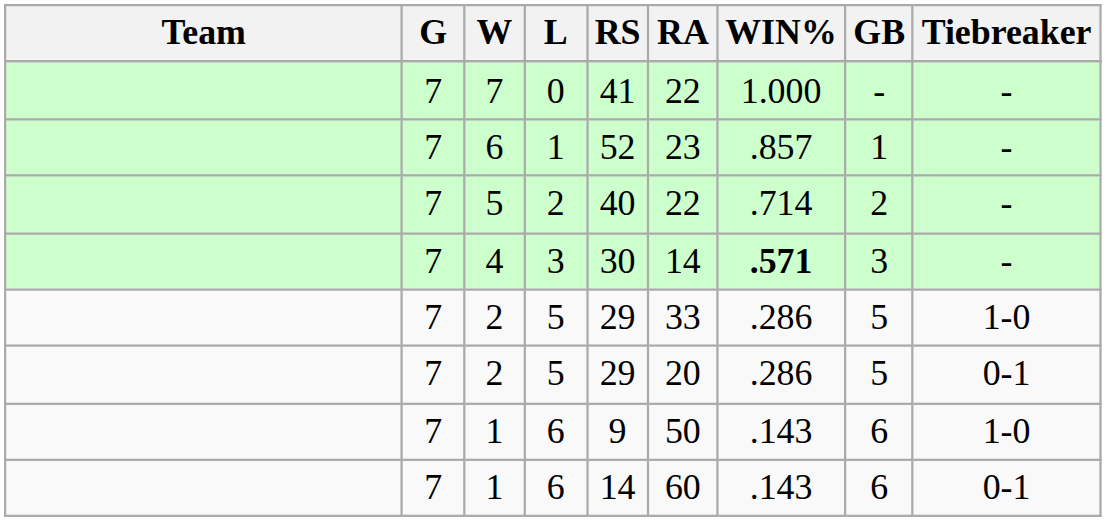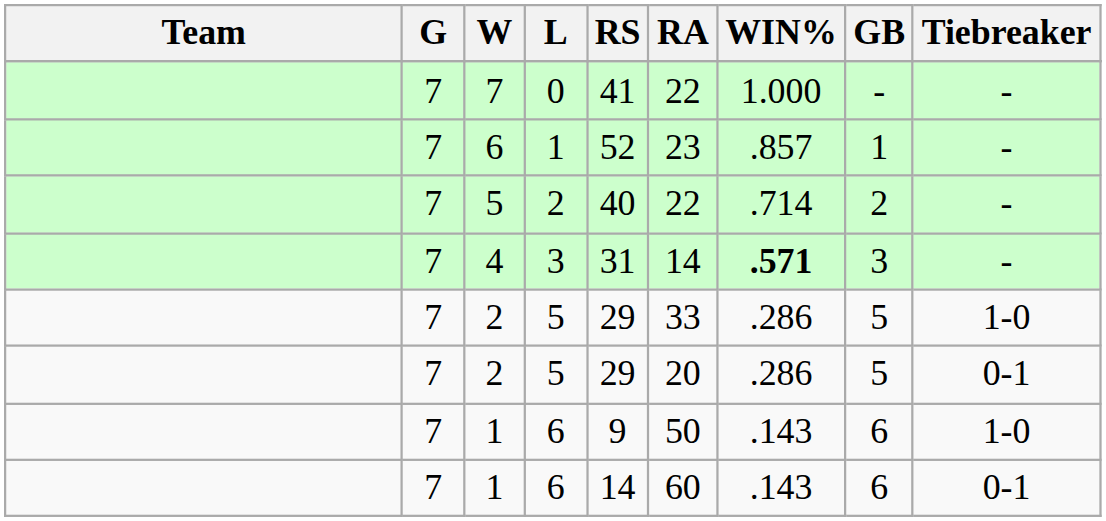(618, 260) 30 -> (618, 260) 31
